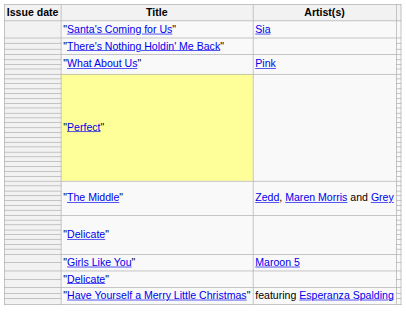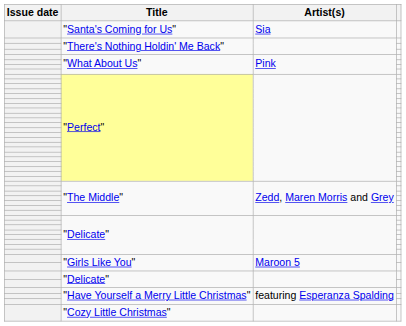+ row: (117, 312)
